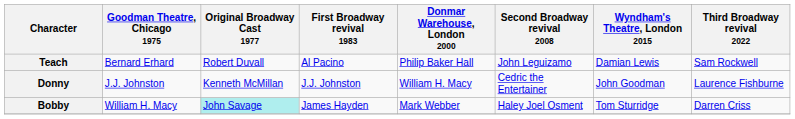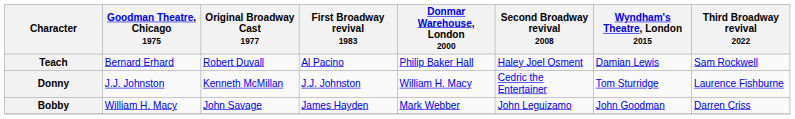(535, 62) John Leguizamo -> (540, 62) Haley Joel Osment
(630, 84) John Goodman -> (627, 84) Tom Sturridge
(232, 105) paleturquoise background -> (232, 105) no background
(540, 105) Haley Joel Osment -> (535, 105) John Leguizamo
(627, 105) Tom Sturridge -> (630, 105) John Goodman
